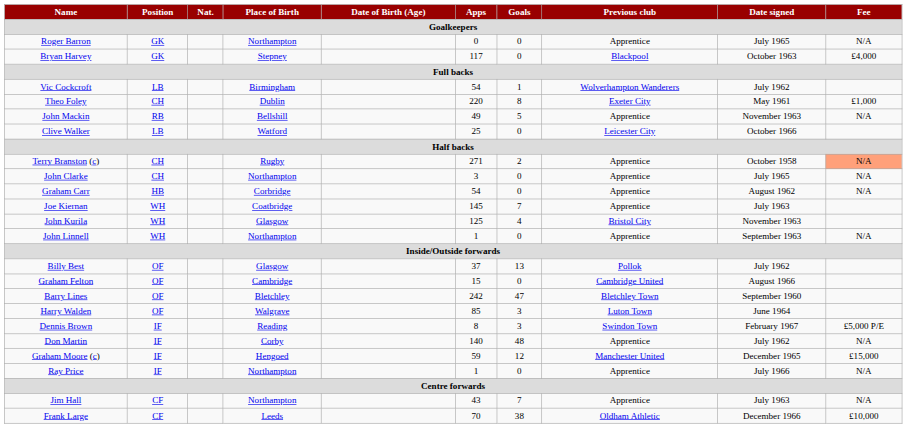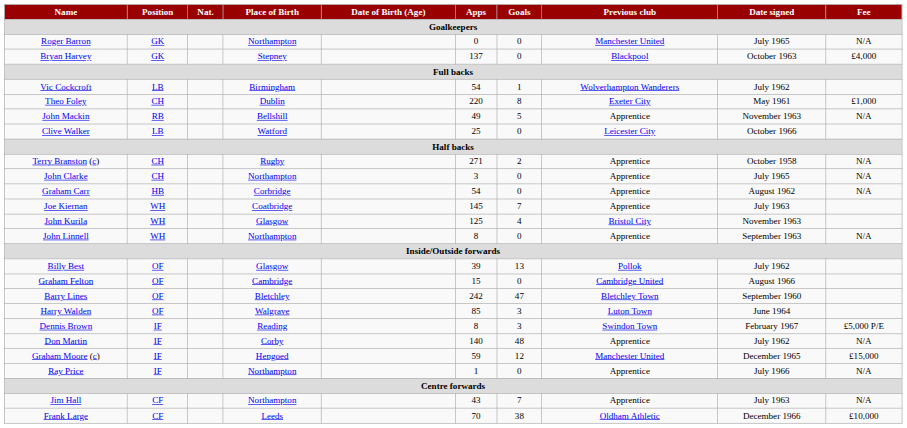(630, 42) Apprentice -> (630, 42) Manchester United
(476, 57) 117 -> (476, 57) 137
(864, 161) lightsalmon background -> (864, 161) no background
(476, 236) 1 -> (476, 236) 8
(476, 266) 37 -> (476, 266) 39
